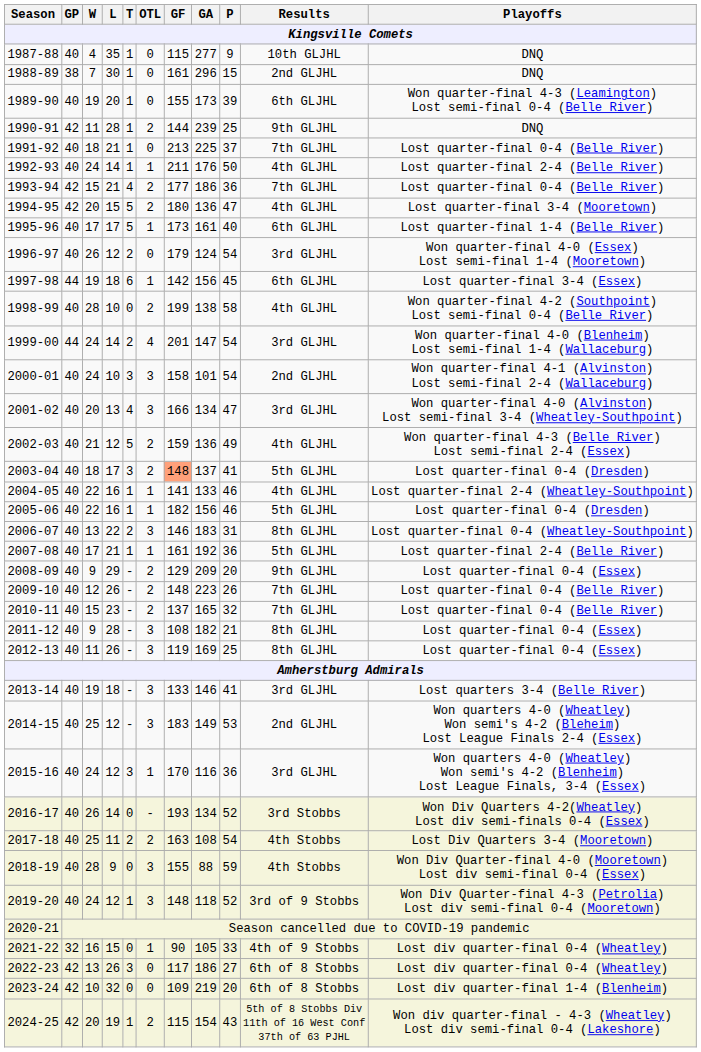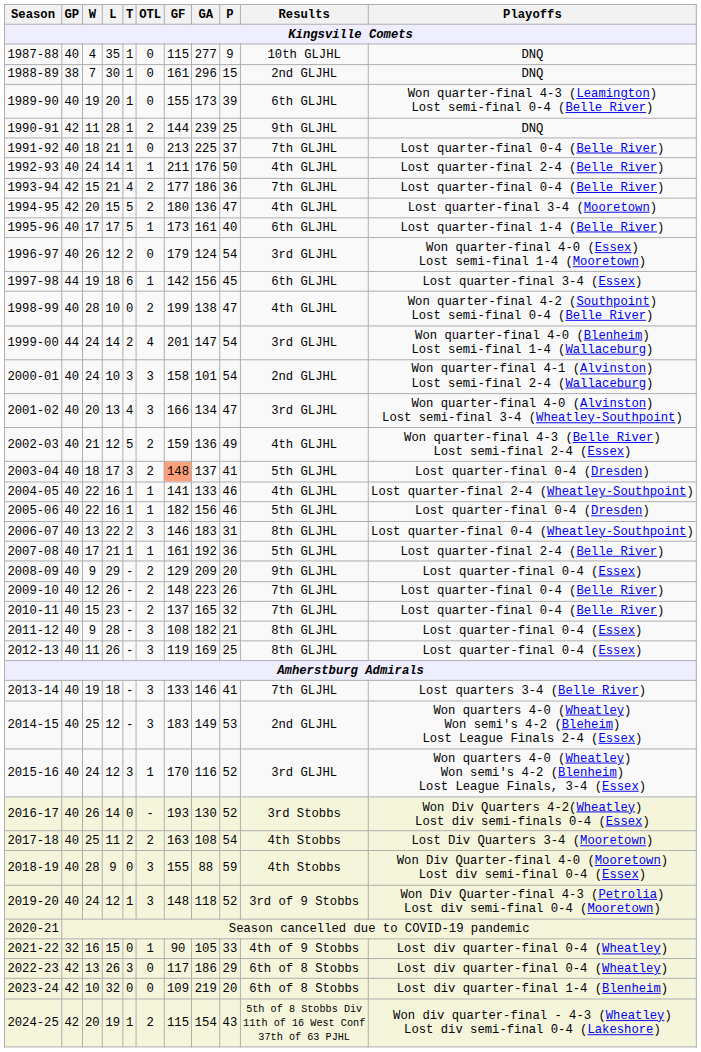(230, 309) 58 -> (230, 309) 47
(304, 691) 3rd GLJHL -> (304, 691) 7th GLJHL
(230, 773) 36 -> (230, 773) 52
(206, 814) 134 -> (206, 814) 130
(230, 969) 27 -> (230, 969) 29
